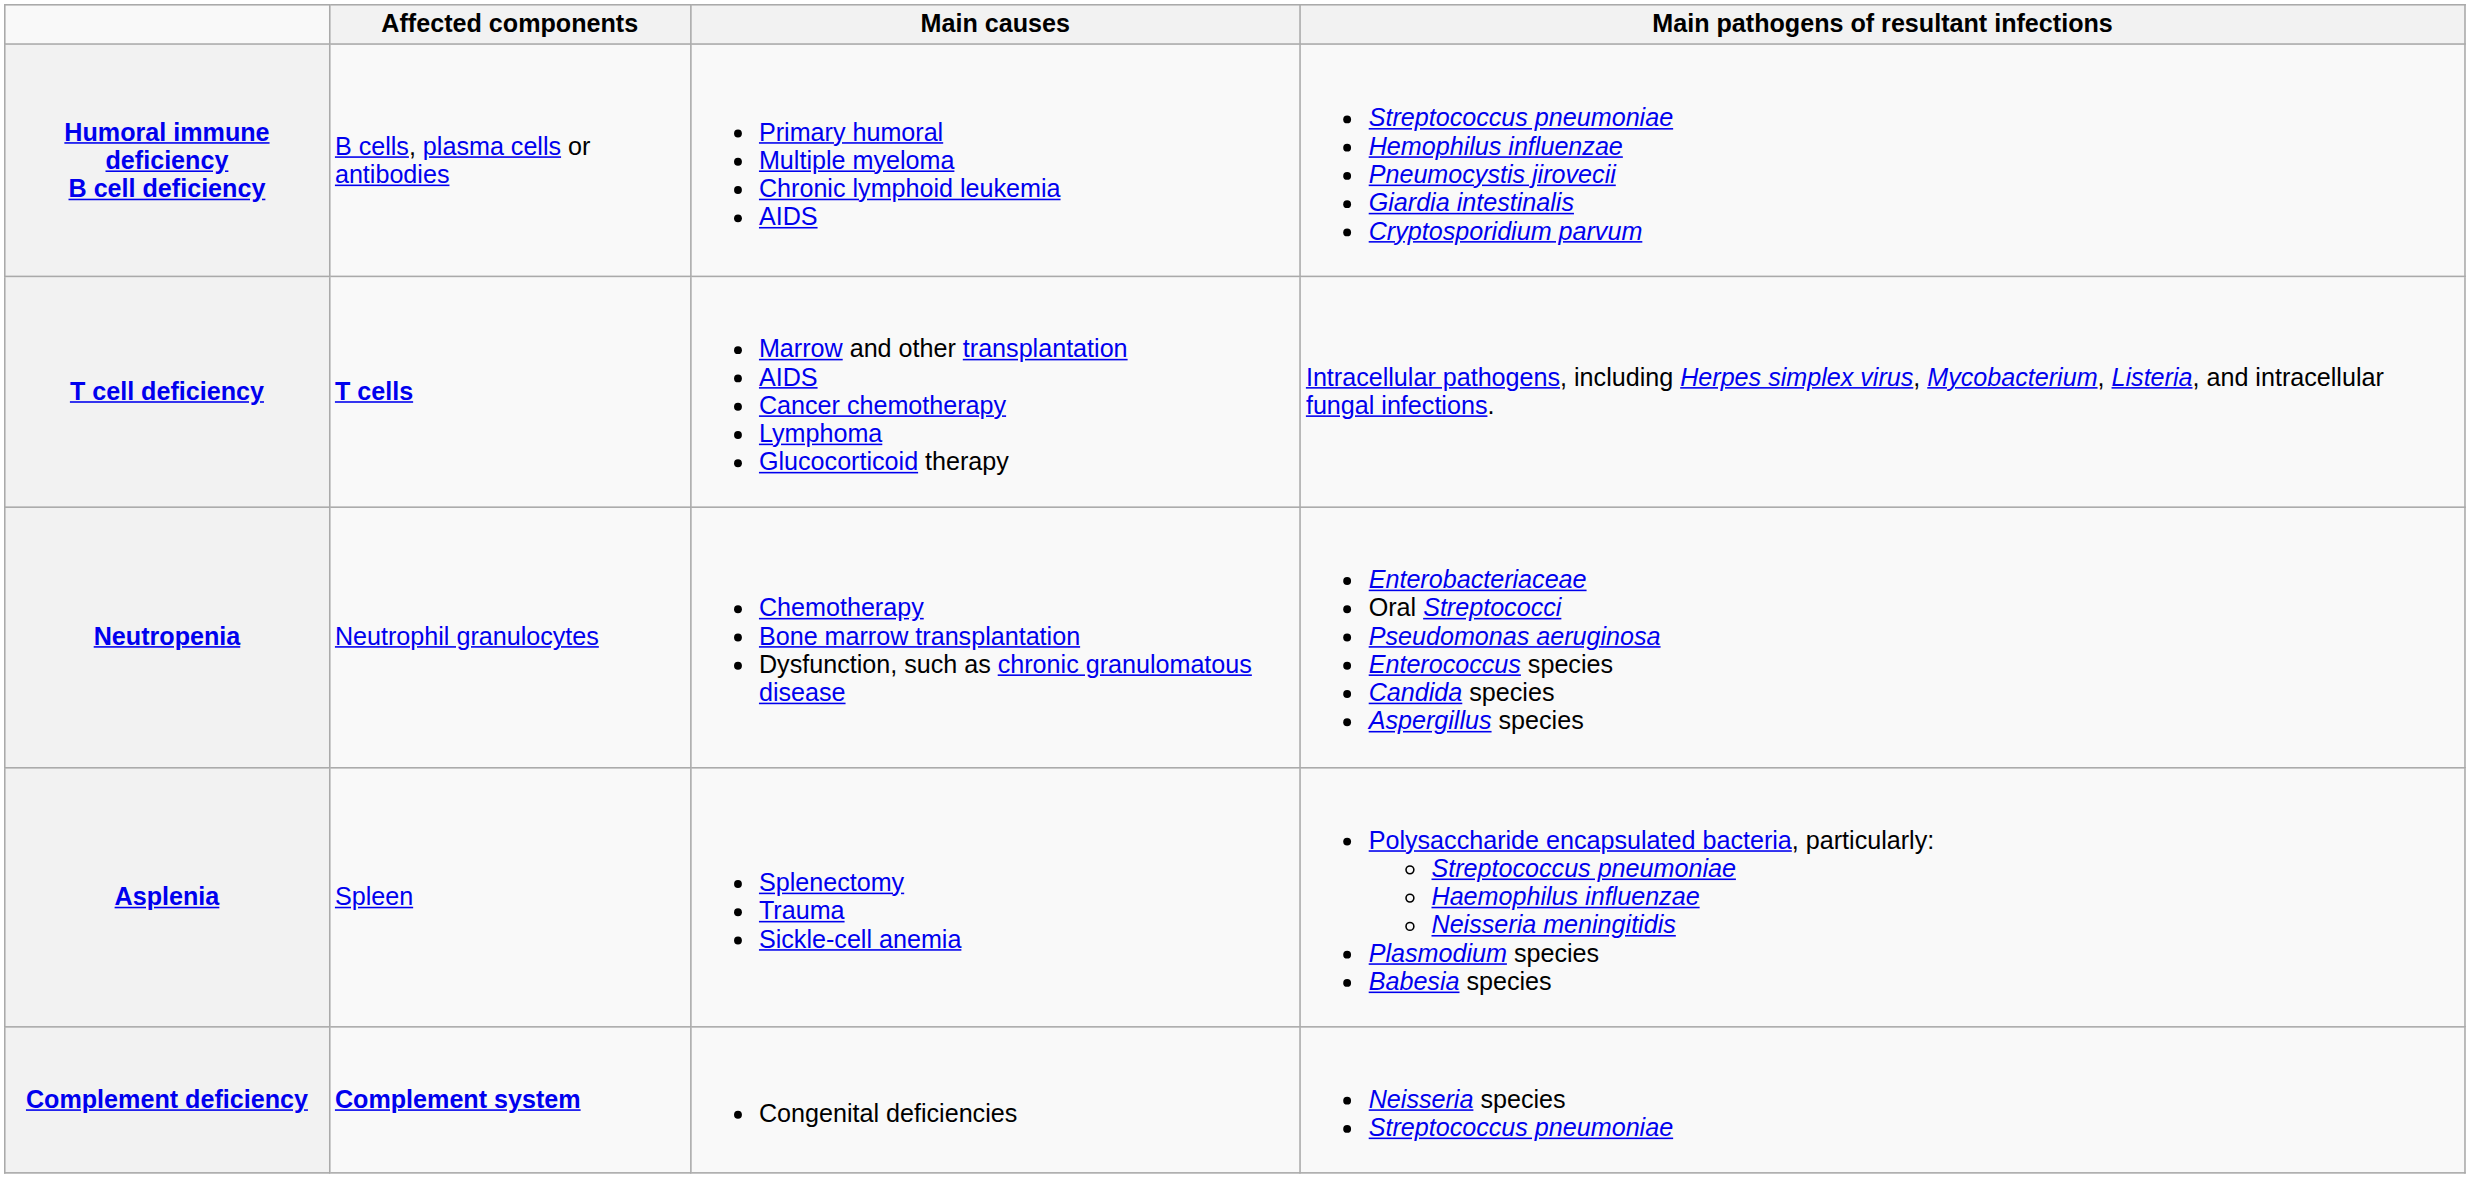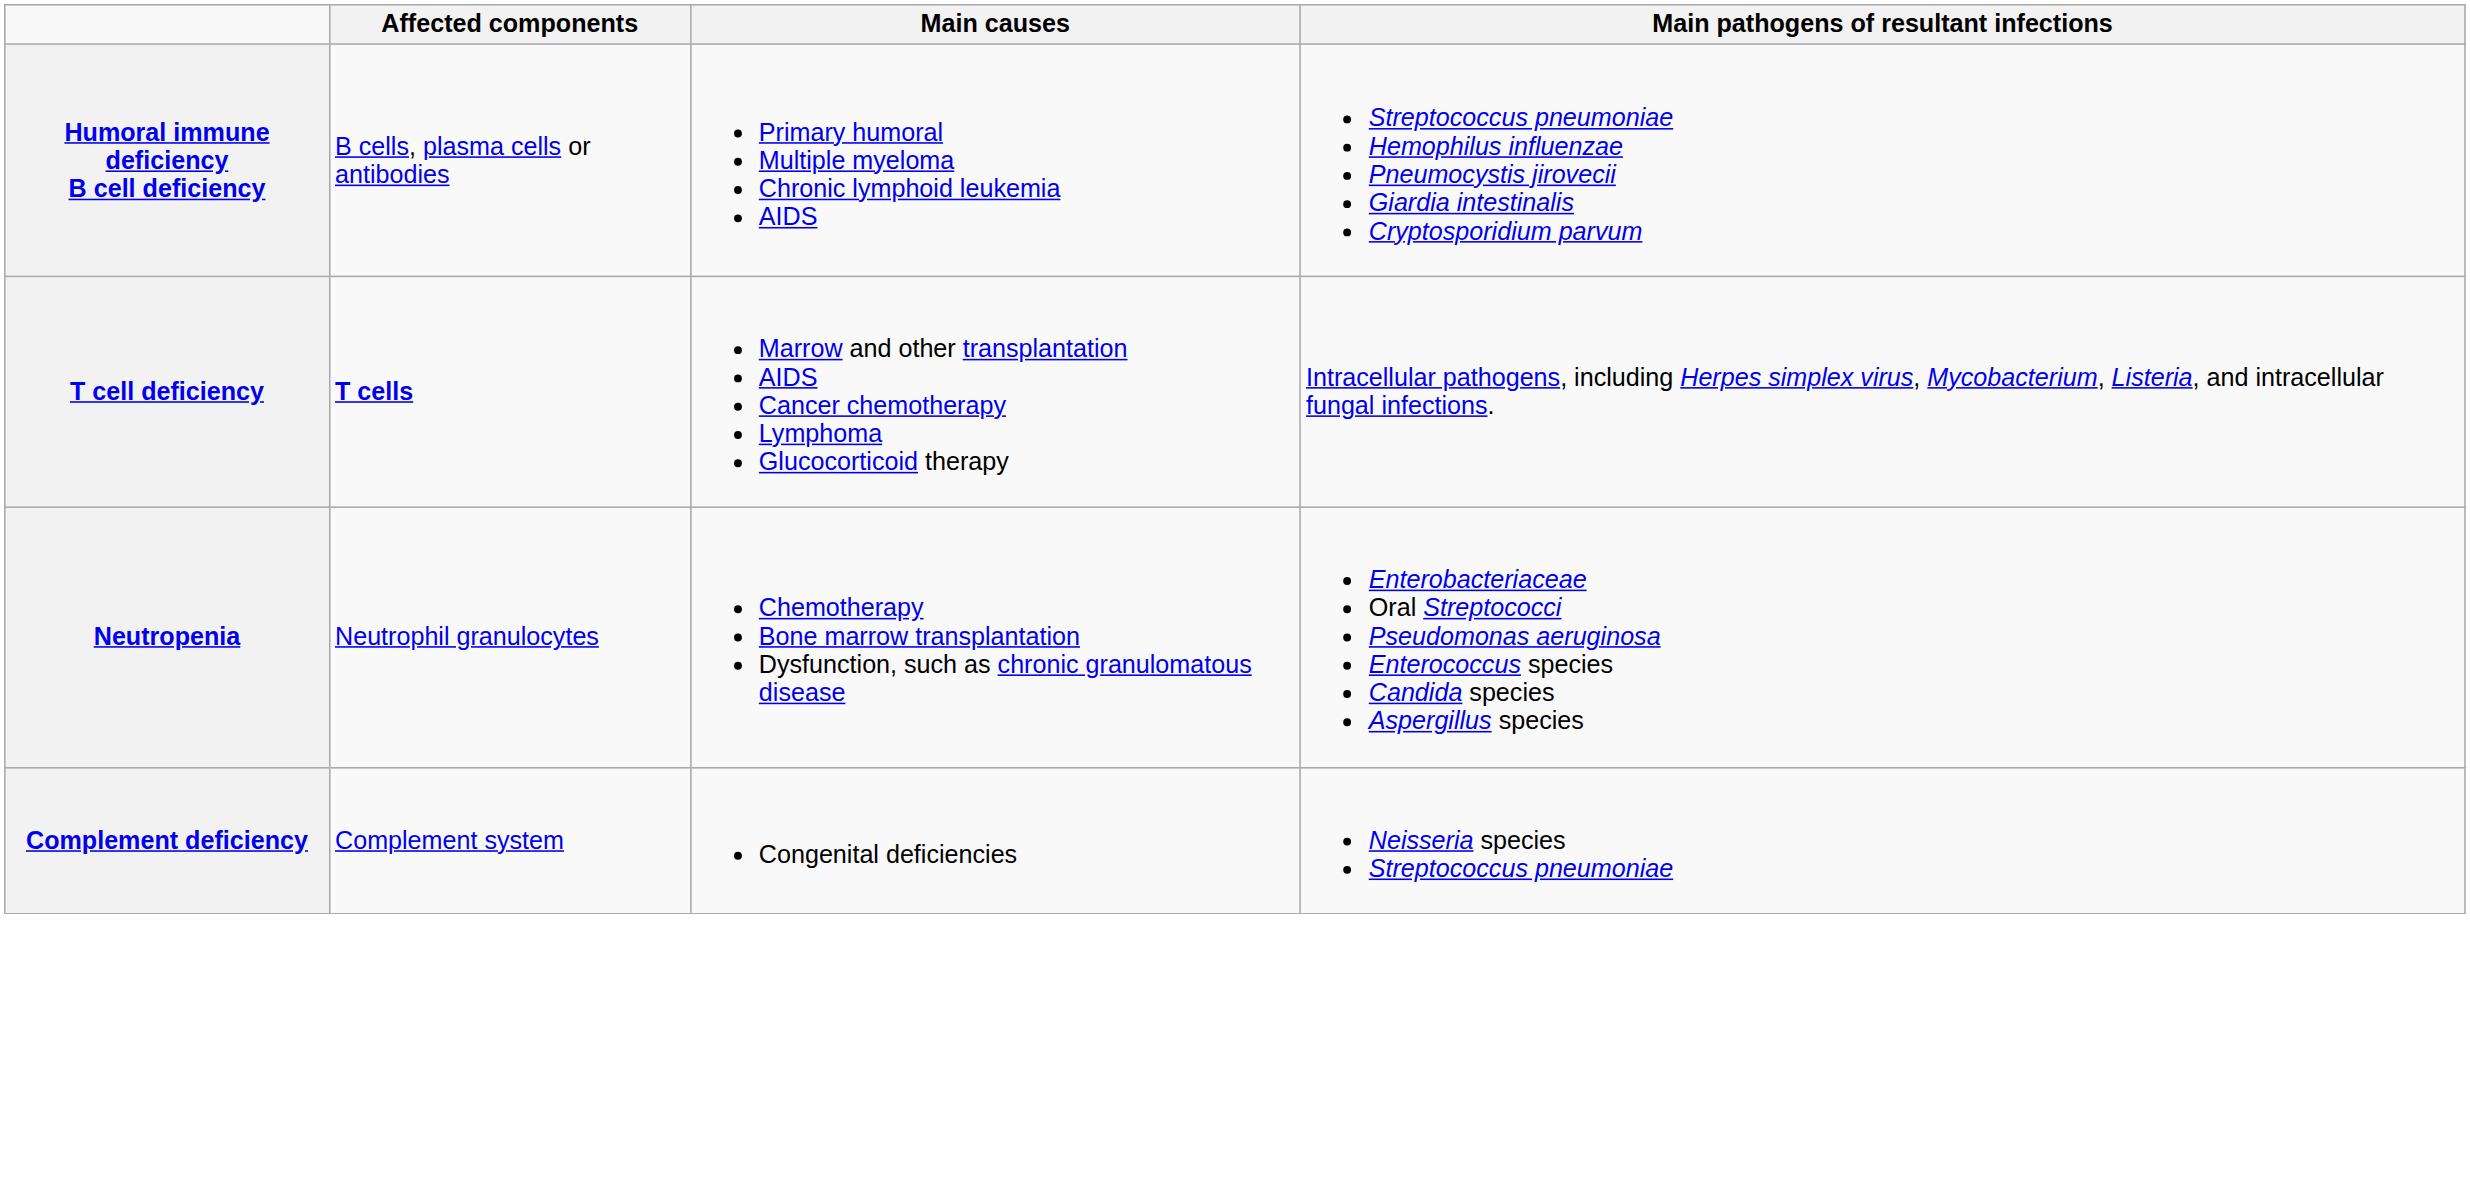- row: (167, 896)
(458, 1099) bold -> (449, 840) normal
